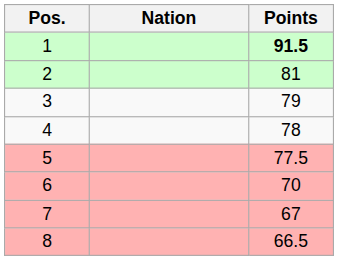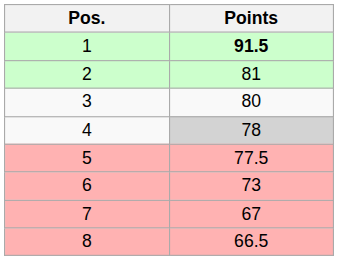- column: (169, 18)
(291, 102) 79 -> (251, 102) 80
(291, 130) no background -> (251, 130) lightgrey background
(291, 185) 70 -> (251, 185) 73
